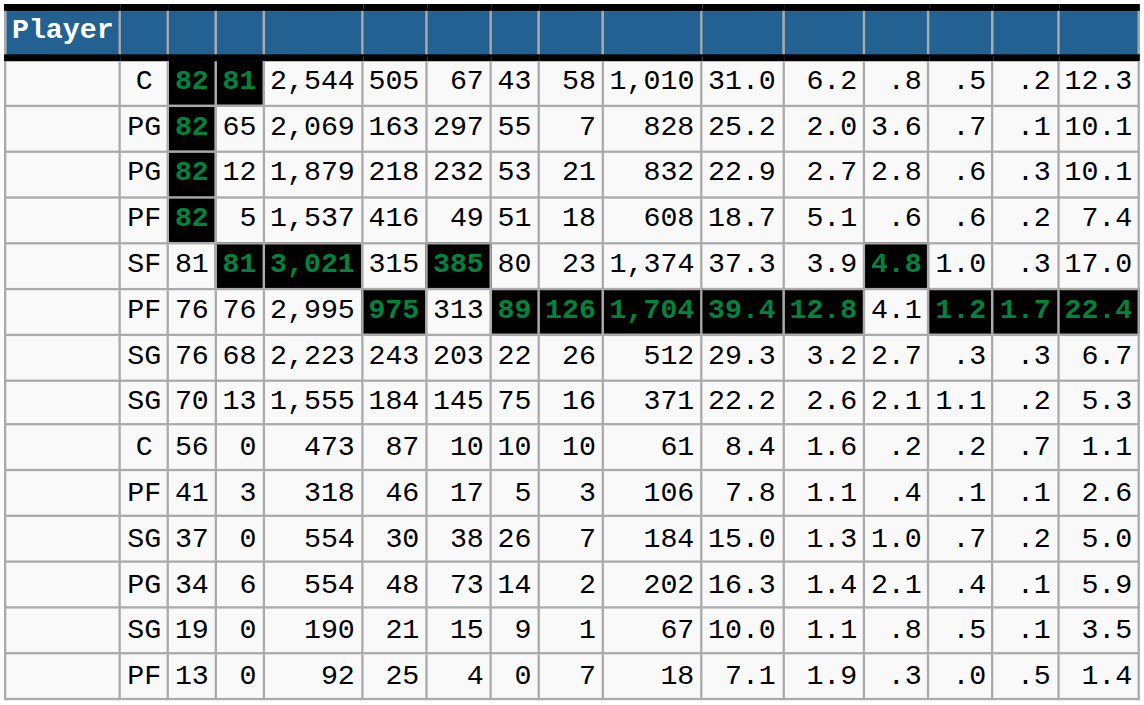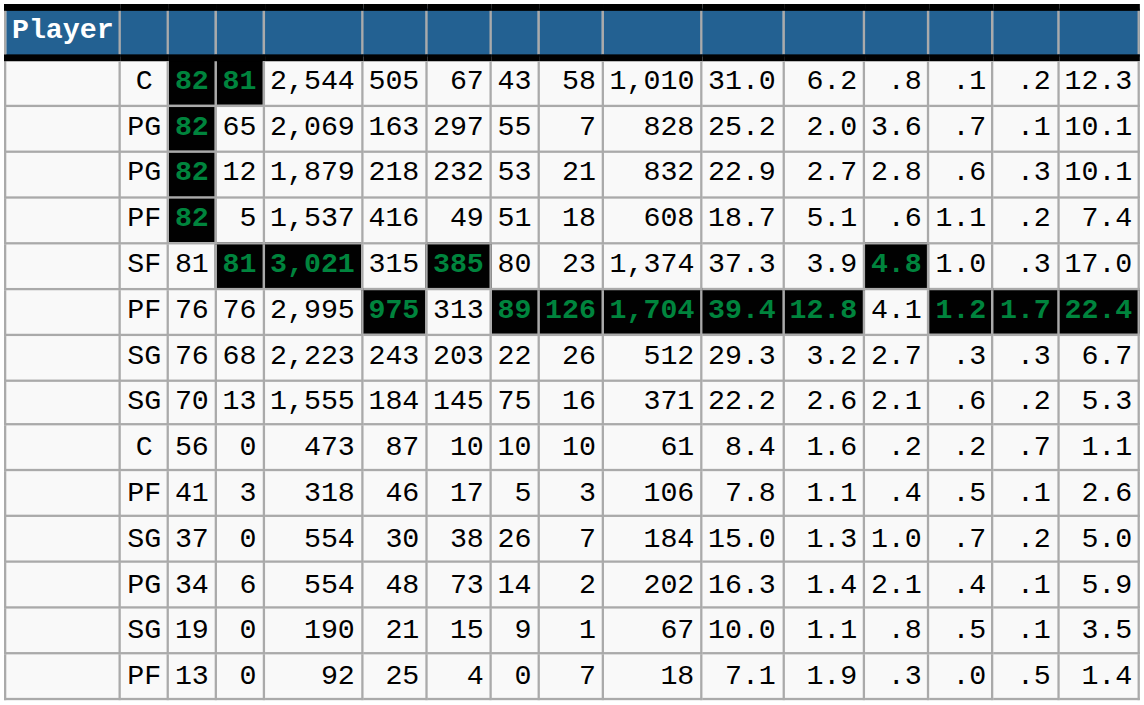(969, 83) .5 -> (969, 83) .1
(969, 220) .6 -> (961, 220) 1.1
(961, 403) 1.1 -> (969, 403) .6
(969, 494) .1 -> (969, 494) .5
